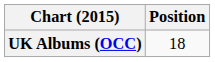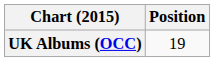(177, 43) 18 -> (177, 43) 19
